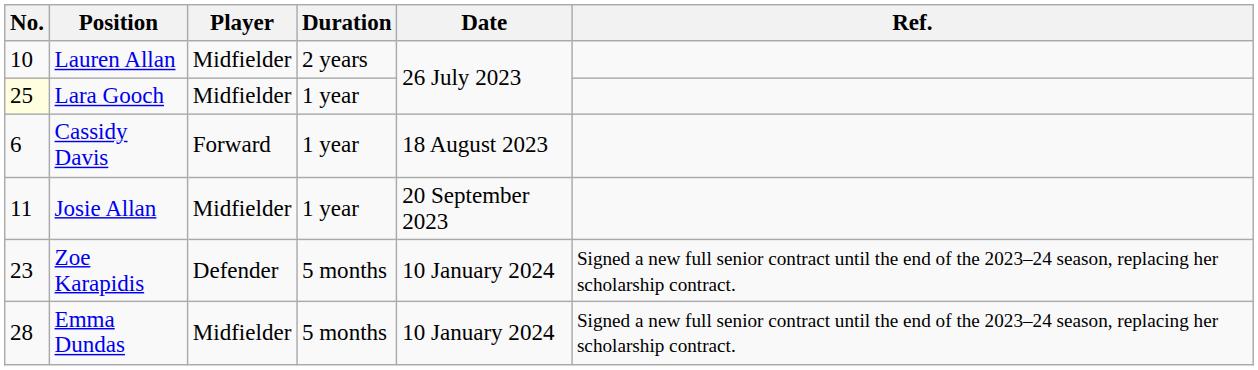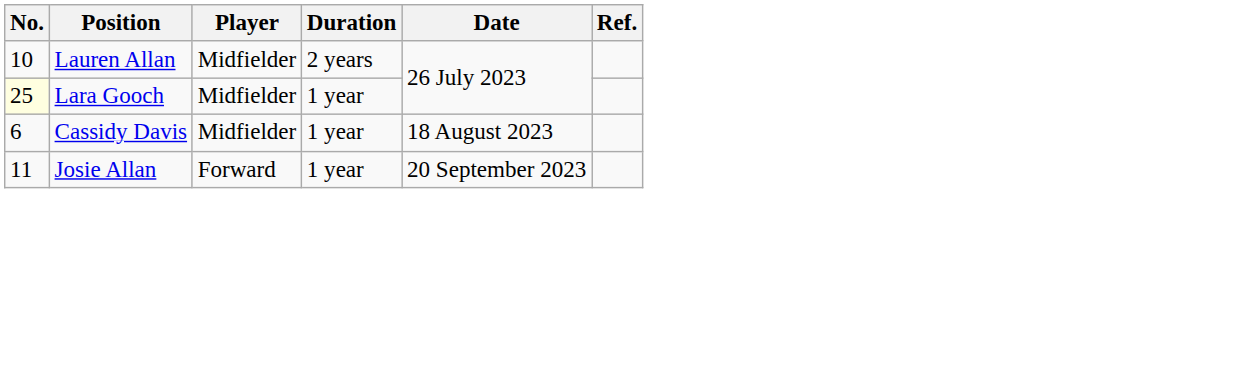(232, 145) Forward -> (247, 132) Midfielder
(242, 207) Midfielder -> (237, 168) Forward
- row: (99, 270)
- row: (90, 332)
